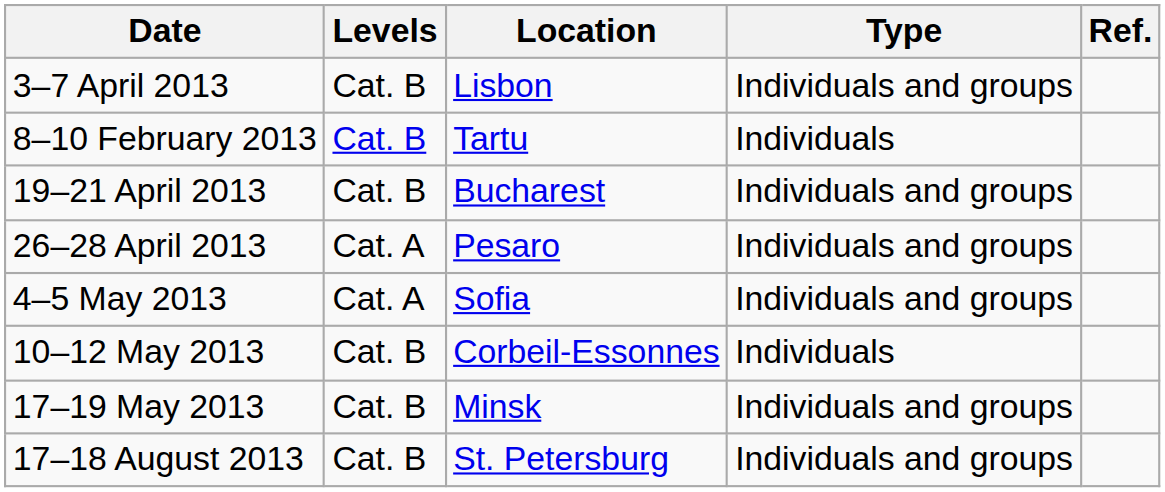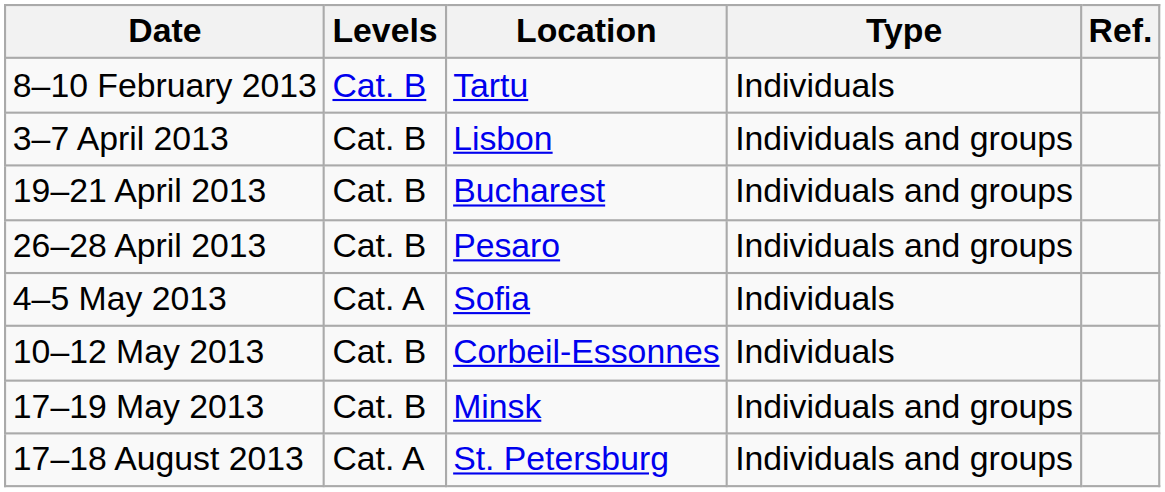rows swapped: (165, 138) <-> (121, 84)
(378, 245) Cat. A -> (379, 245) Cat. B
(904, 298) Individuals and groups -> (815, 298) Individuals
(379, 459) Cat. B -> (378, 459) Cat. A
